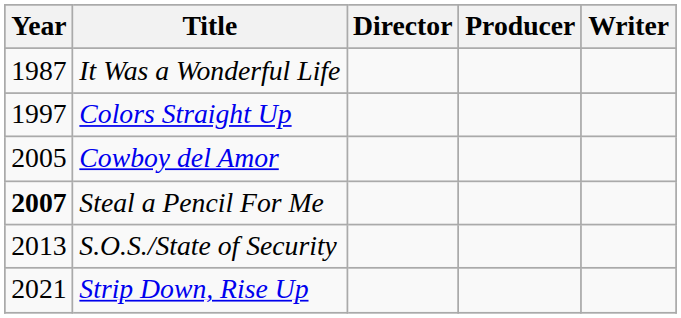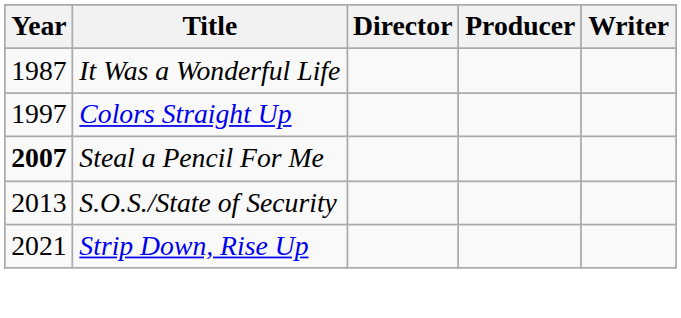- row: (179, 158)
